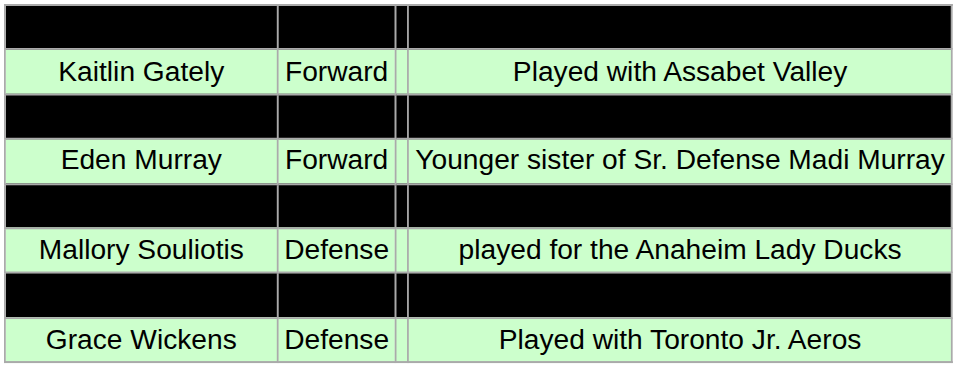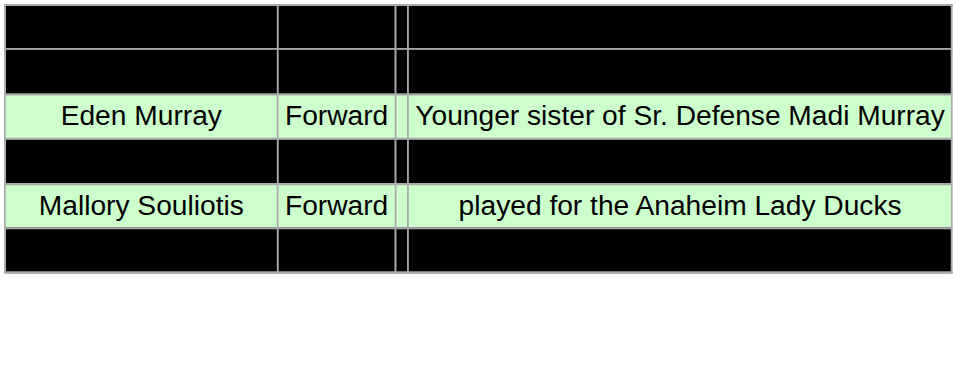- row: (141, 71)
(680, 116) Attended Edge School with Eden Murray -> (680, 71) Attended Benilde-St, Margaret's
(337, 250) Defense -> (337, 205) Forward
(337, 294) Forward -> (337, 250) Defense
(680, 294) Attended Benilde-St, Margaret's -> (680, 250) Attended Edge School with Eden Murray
- row: (141, 339)
